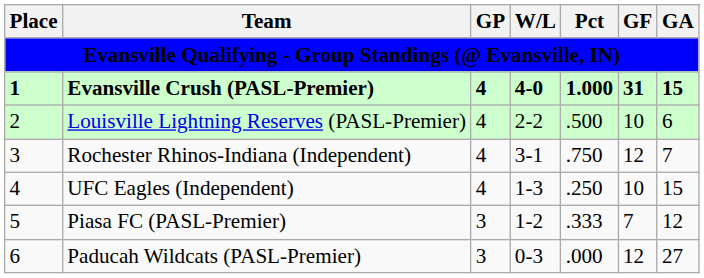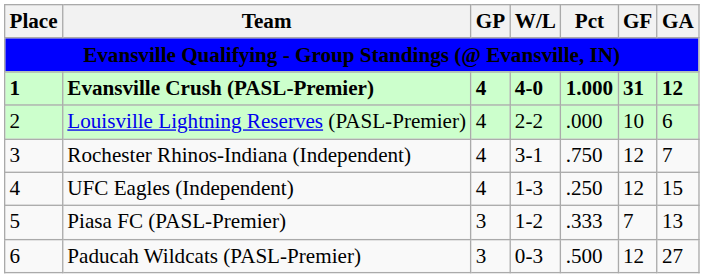(673, 88) 15 -> (673, 88) 12
(584, 121) .500 -> (584, 121) .000
(633, 188) 10 -> (633, 188) 12
(673, 222) 12 -> (673, 222) 13
(584, 255) .000 -> (584, 255) .500
